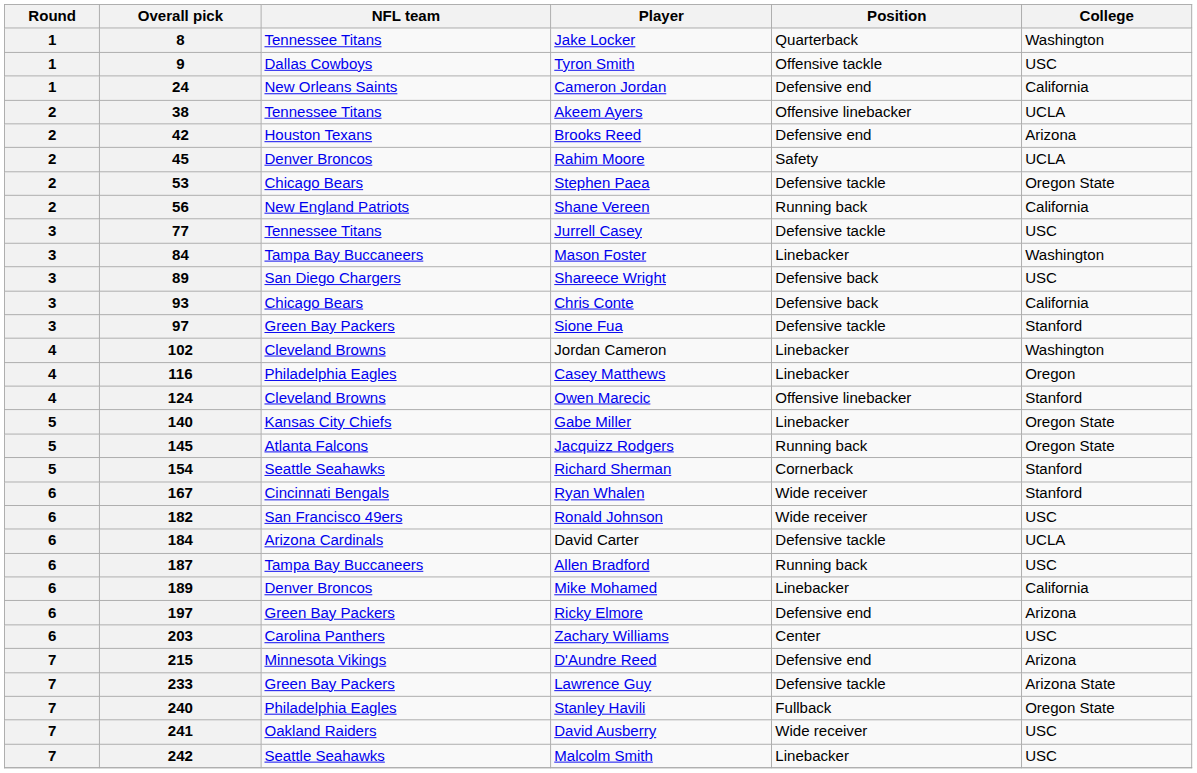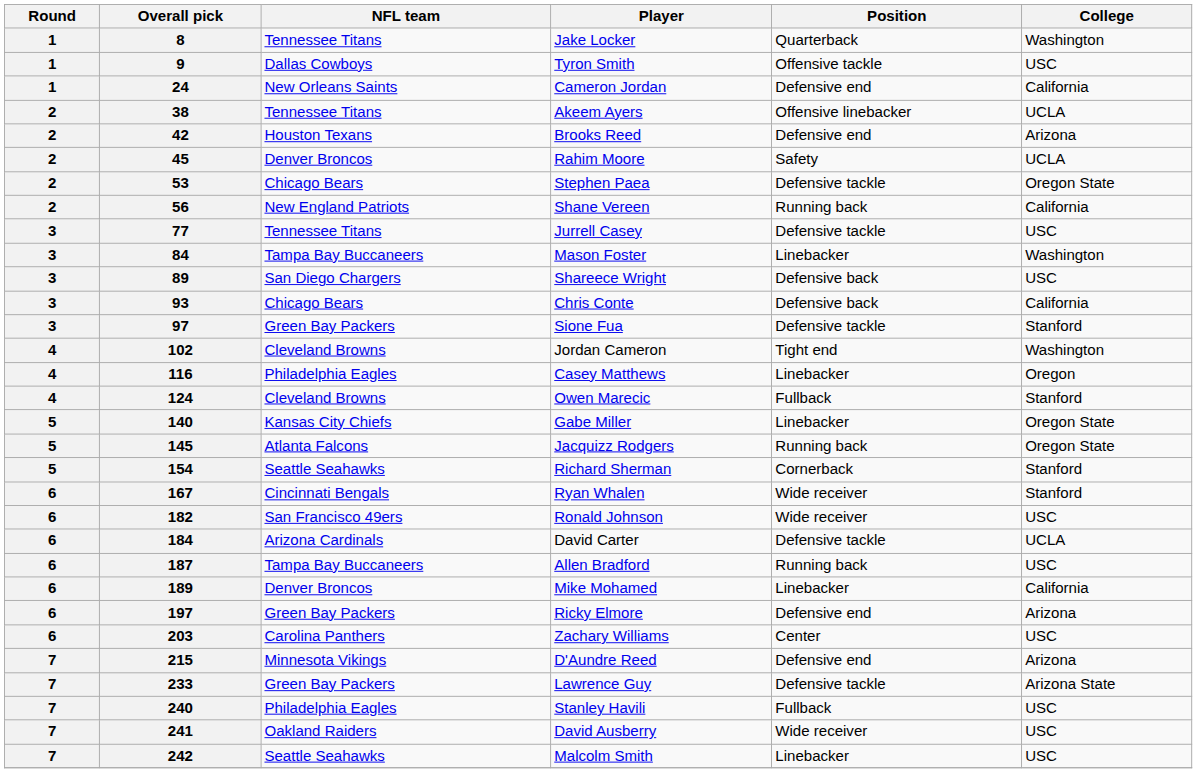(812, 350) Linebacker -> (806, 350) Tight end
(843, 398) Offensive linebacker -> (803, 398) Fullback
(1070, 708) Oregon State -> (1041, 708) USC
